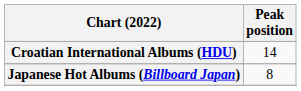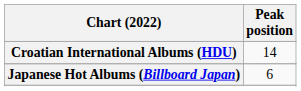(270, 74) 8 -> (270, 74) 6
